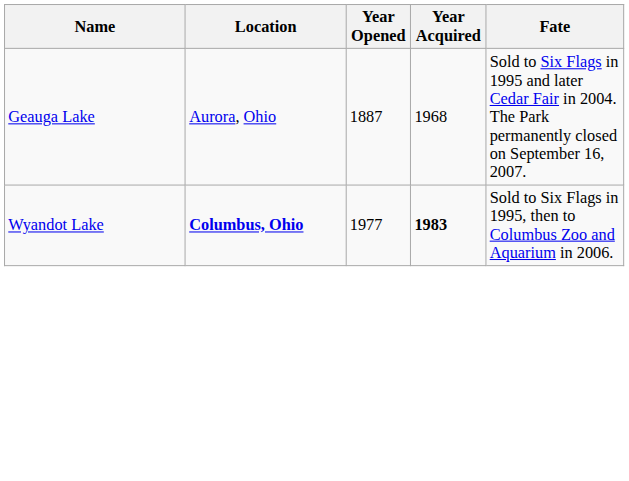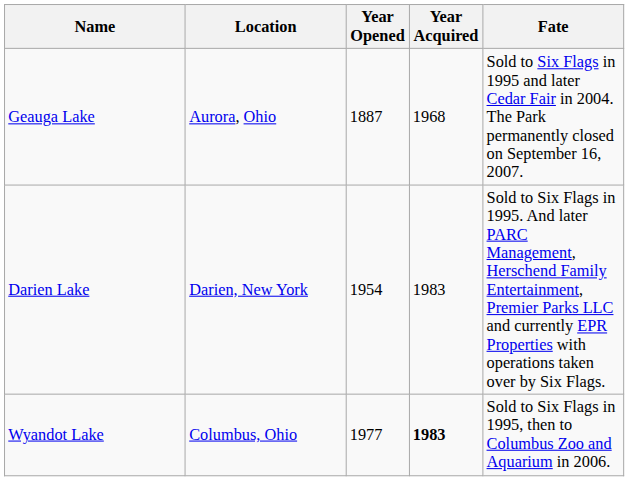+ row: (49, 289)
(246, 225) bold -> (243, 434) normal
